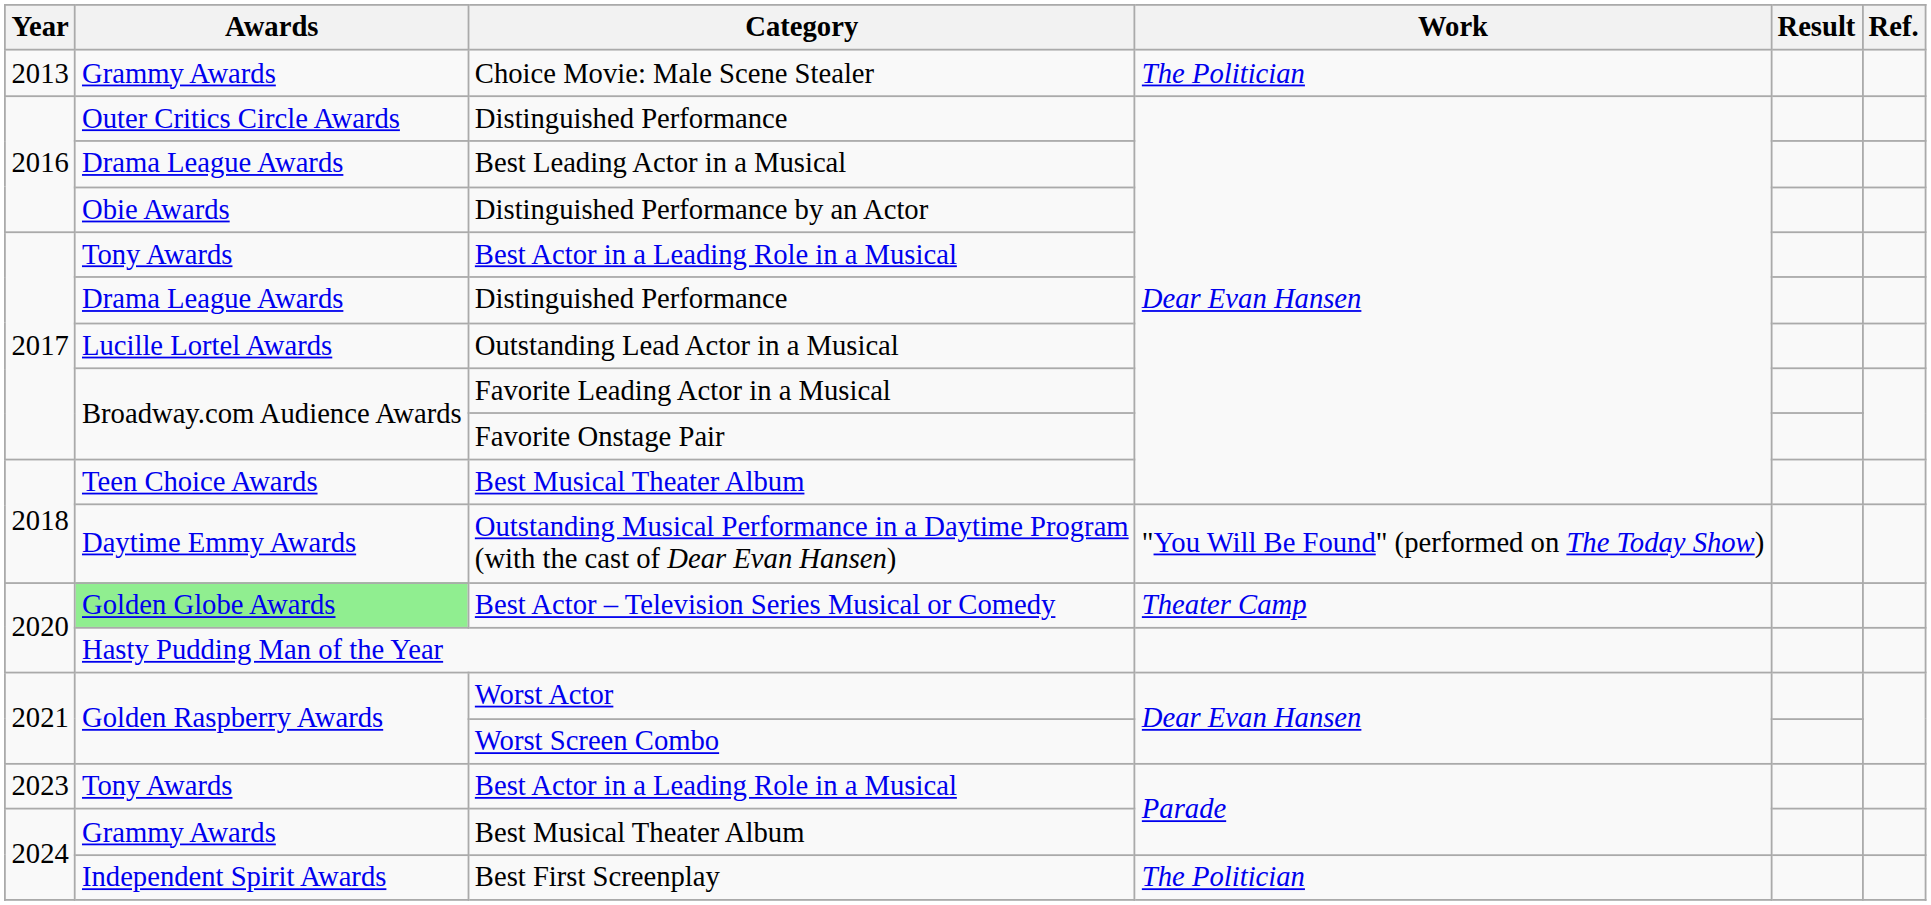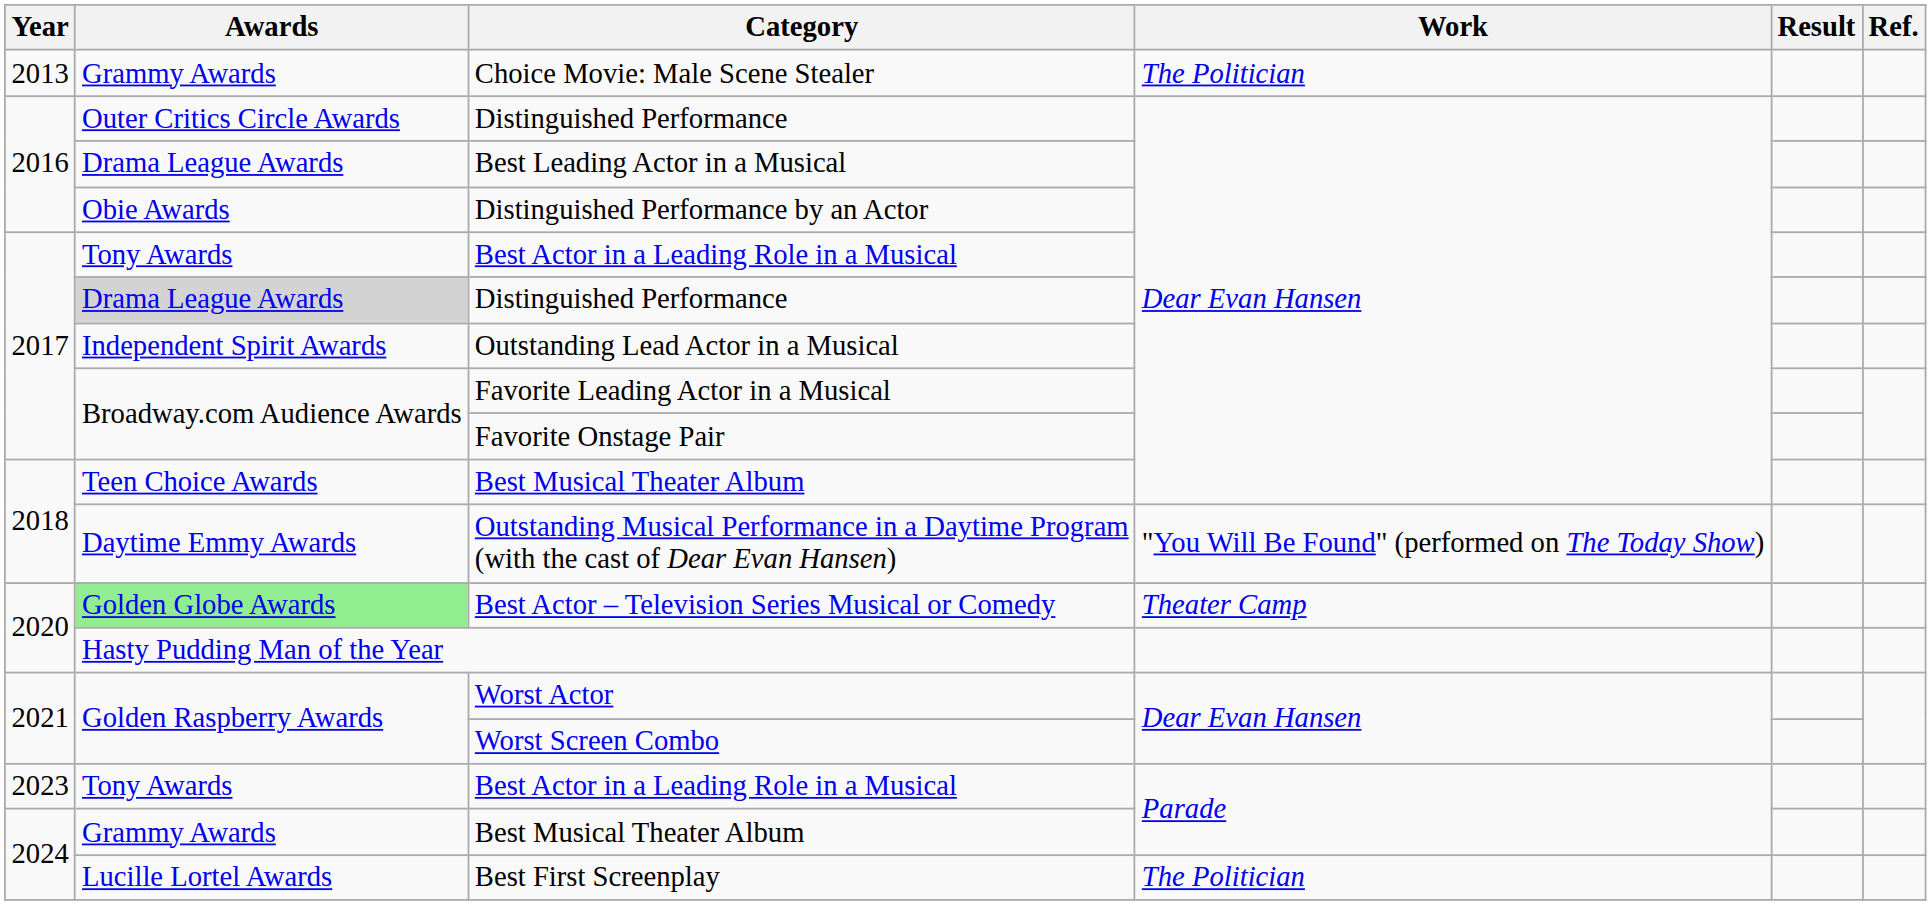(213, 299) no background -> (213, 299) lightgrey background
(207, 345) Lucille Lortel Awards -> (234, 345) Independent Spirit Awards
(234, 877) Independent Spirit Awards -> (207, 877) Lucille Lortel Awards
